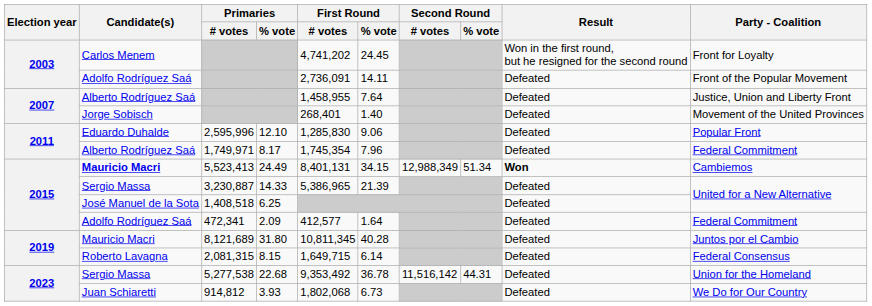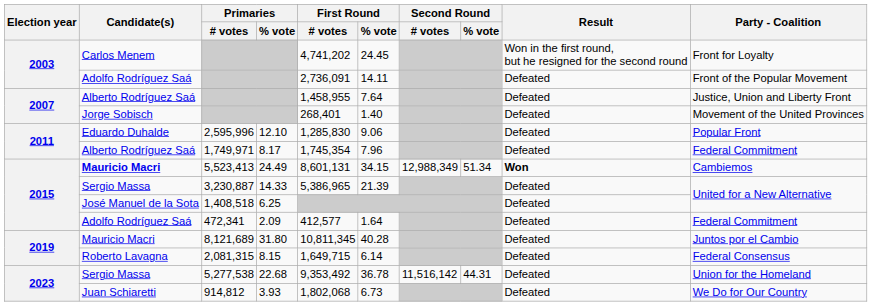(325, 168) 8,401,131 -> (325, 168) 8,601,131
